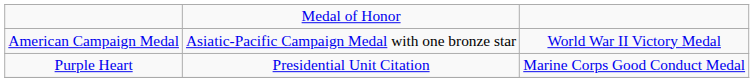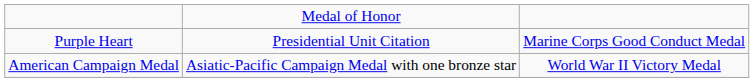rows swapped: (94, 65) <-> (94, 41)
